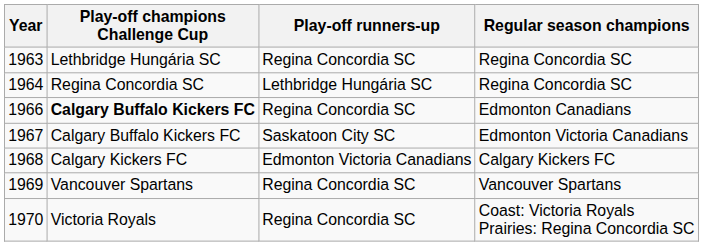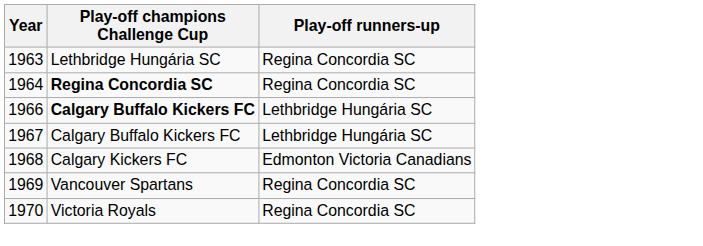- column: (587, 25)
(127, 85) normal -> (132, 85) bold
(347, 85) Lethbridge Hungária SC -> (339, 85) Regina Concordia SC
(339, 110) Regina Concordia SC -> (347, 110) Lethbridge Hungária SC
(329, 135) Saskatoon City SC -> (347, 135) Lethbridge Hungária SC
